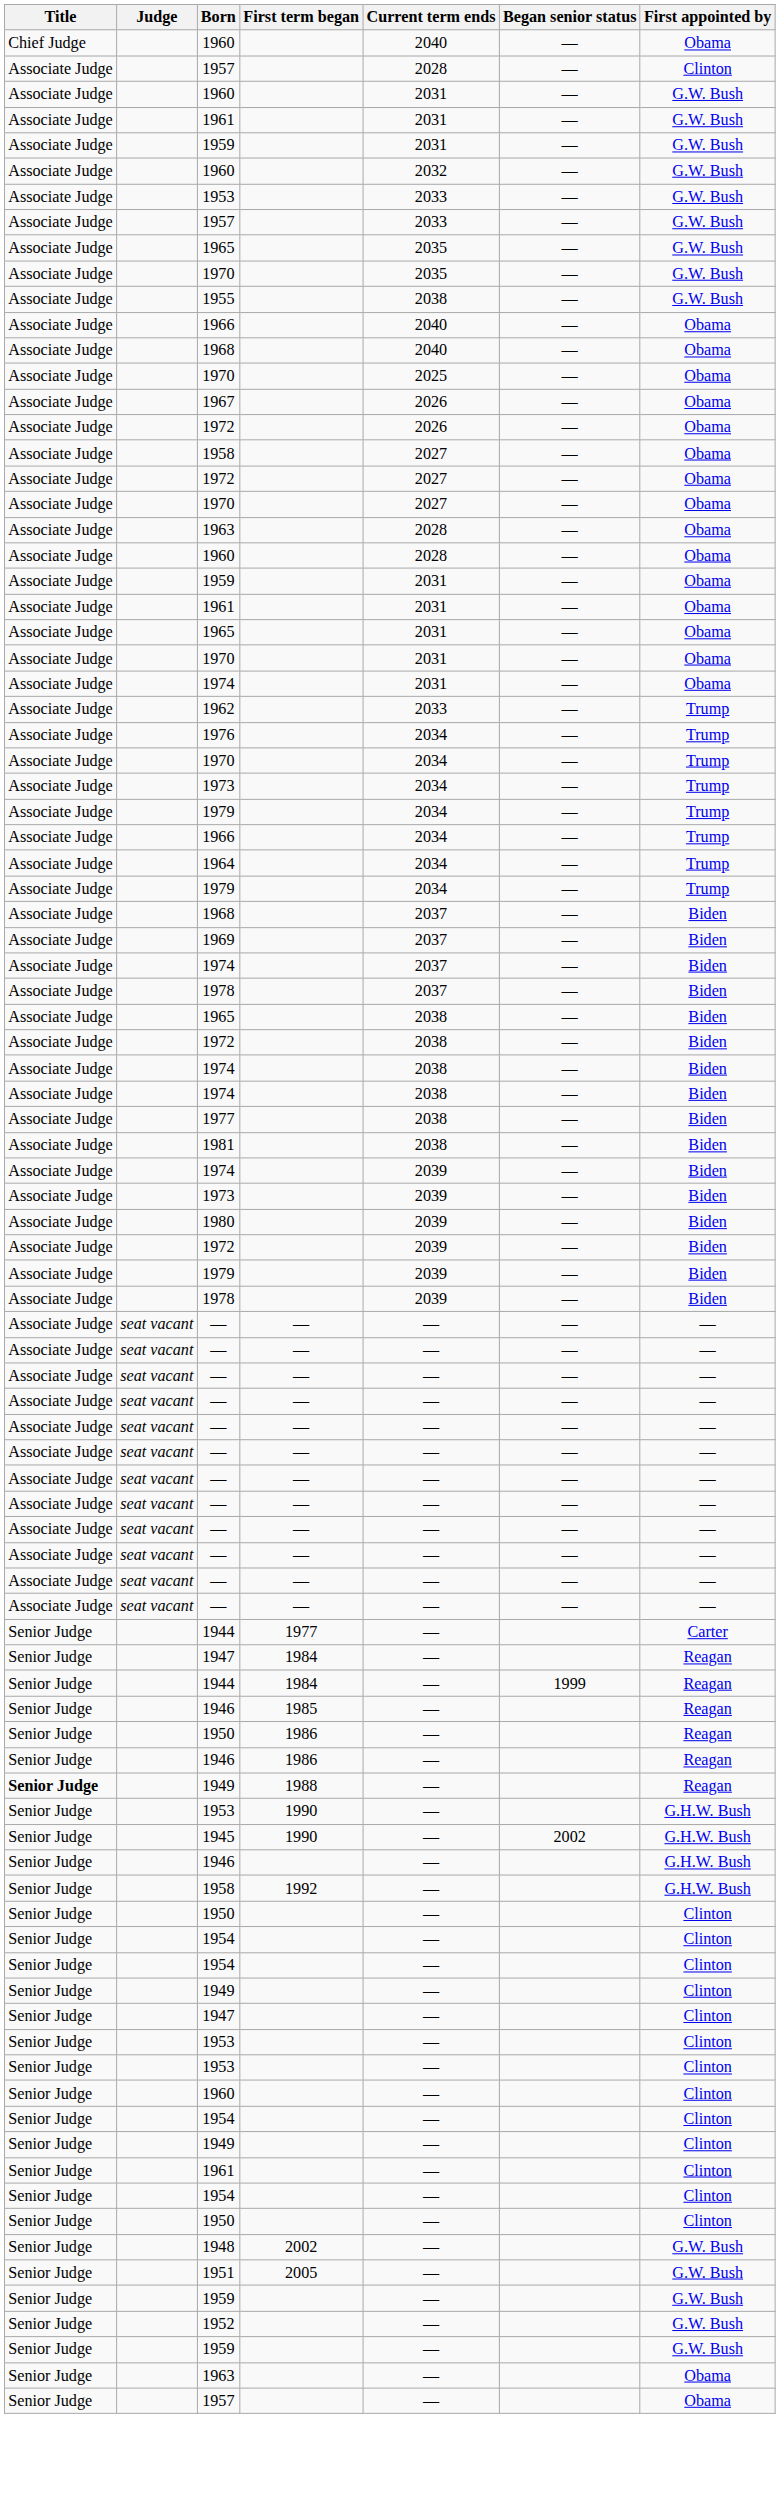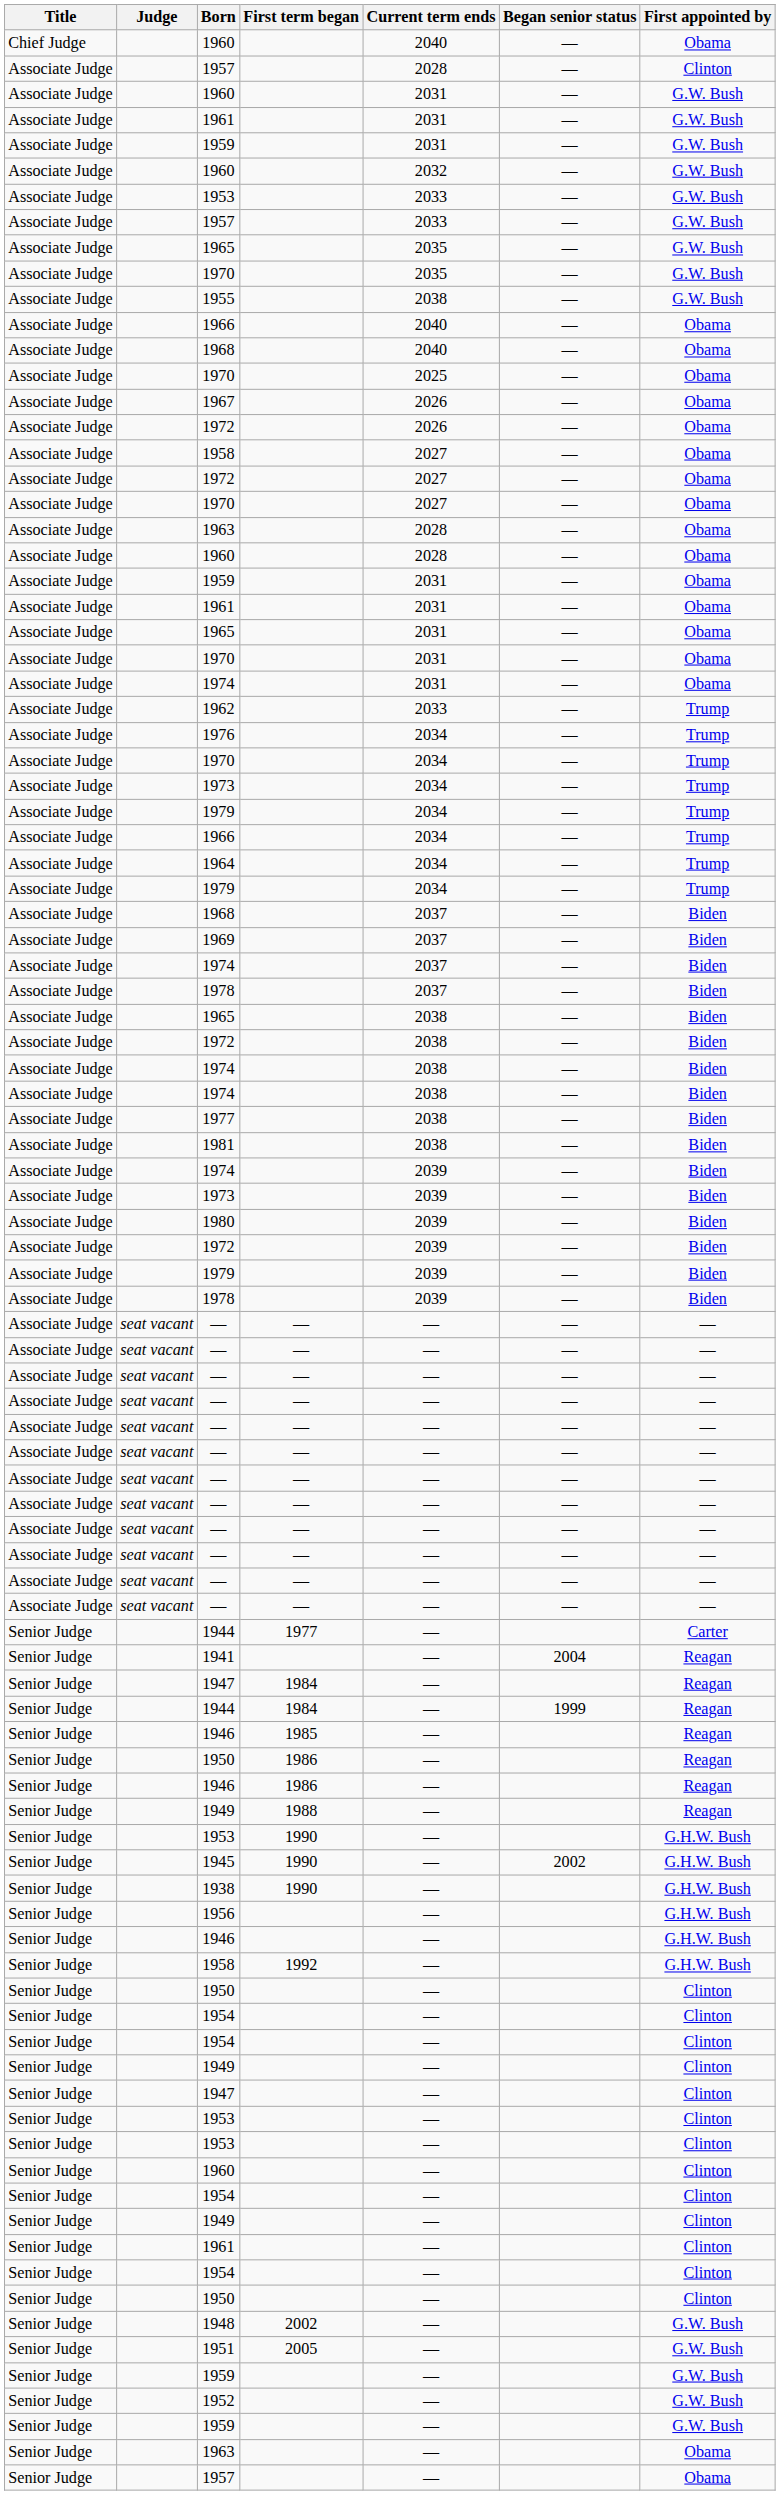+ row: (218, 1657)
(53, 1785) bold -> (50, 1811) normal
+ row: (218, 1888)
+ row: (218, 1913)
